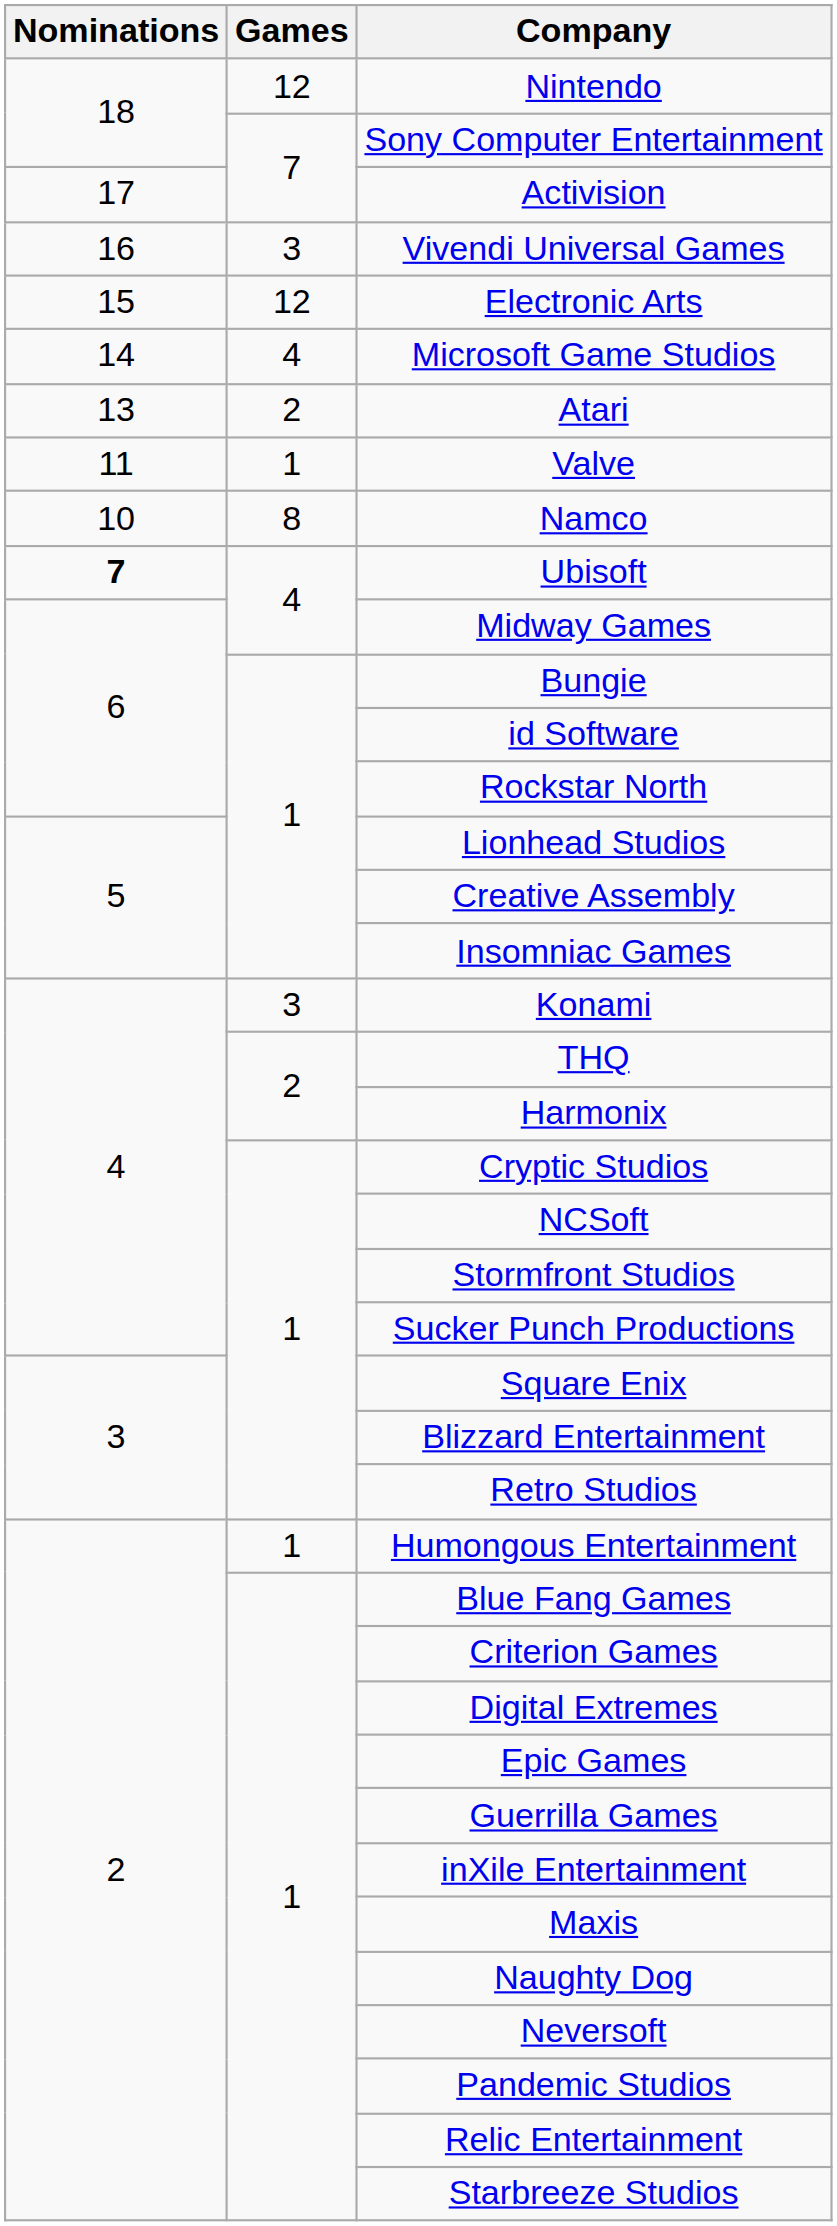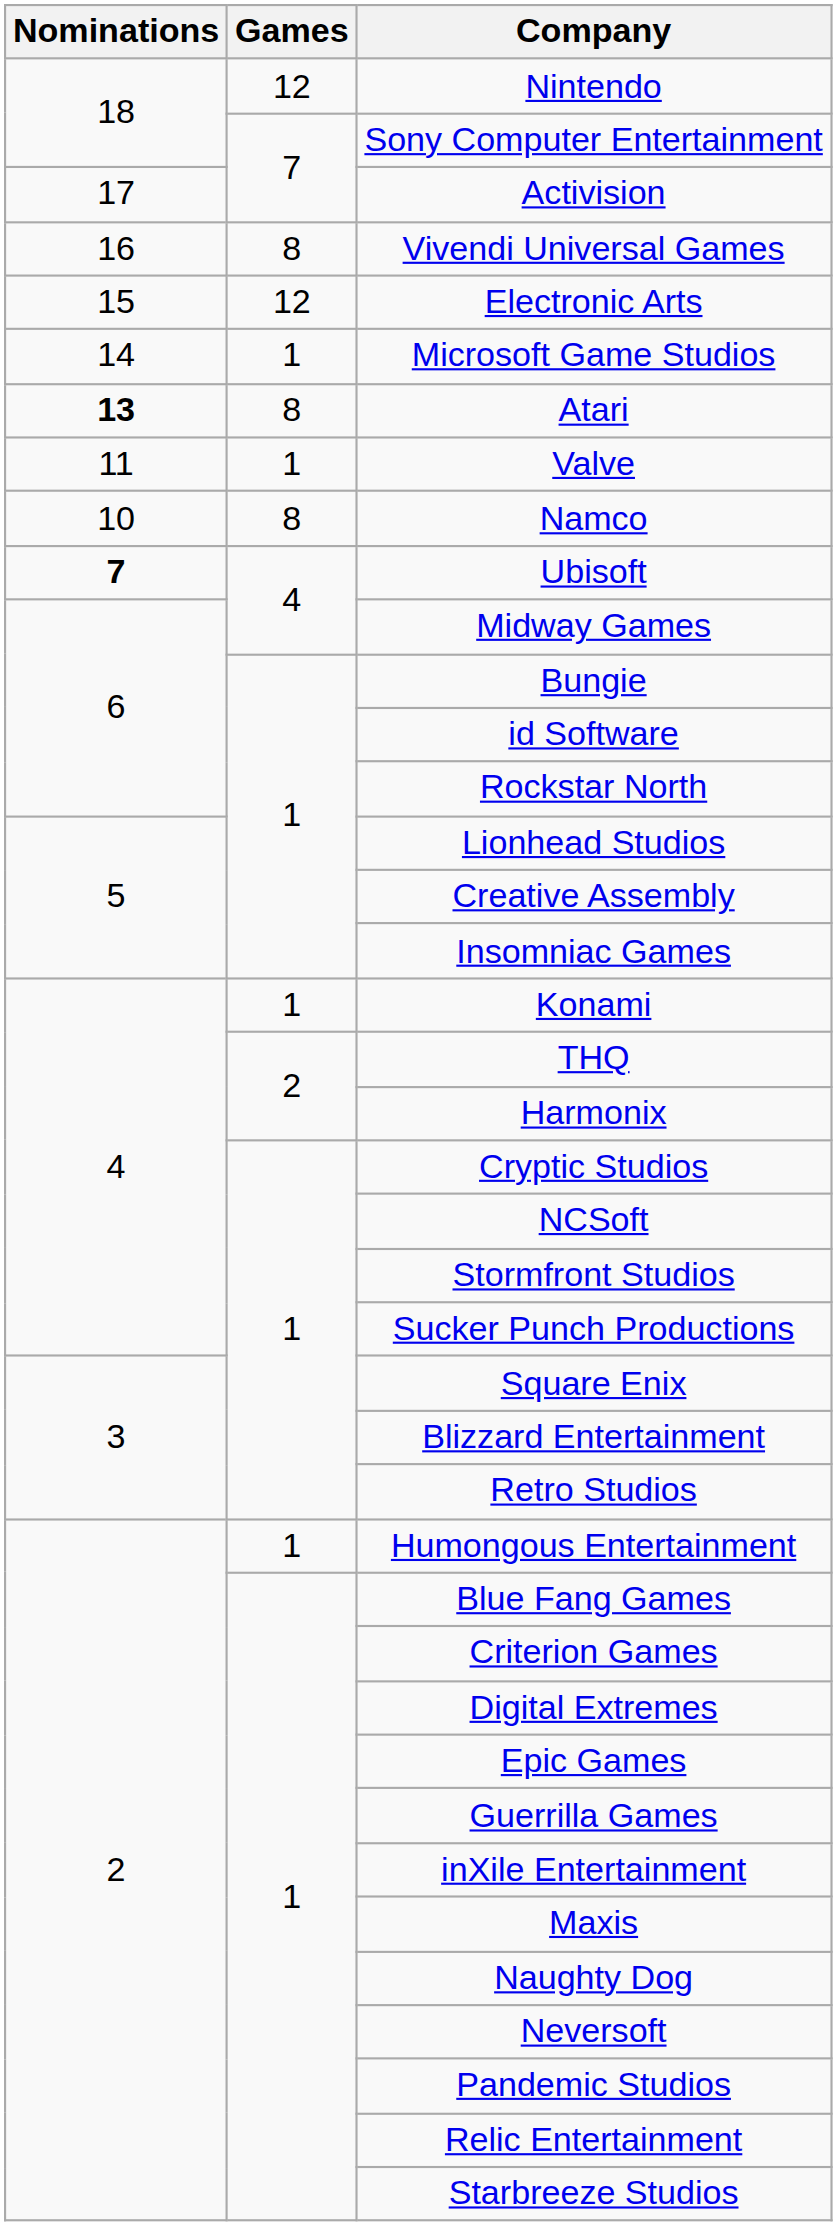(292, 247) 3 -> (292, 247) 8
(292, 355) 4 -> (292, 355) 1
(116, 409) normal -> (116, 409) bold
(292, 409) 2 -> (292, 409) 8
(292, 1004) 3 -> (292, 1004) 1
